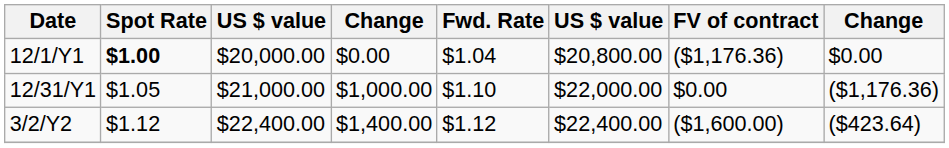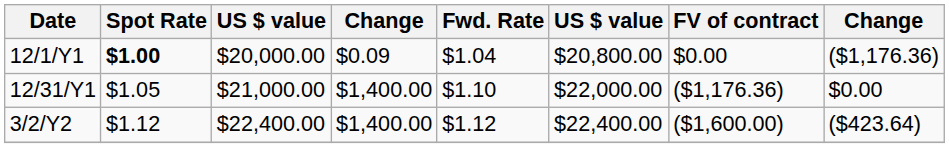(363, 55) $0.00 -> (363, 55) $0.09
(729, 55) ($1,176.36) -> (700, 55) $0.00
(856, 55) $0.00 -> (884, 55) ($1,176.36)
(384, 90) $1,000.00 -> (384, 90) $1,400.00
(700, 90) $0.00 -> (729, 90) ($1,176.36)
(884, 90) ($1,176.36) -> (856, 90) $0.00
